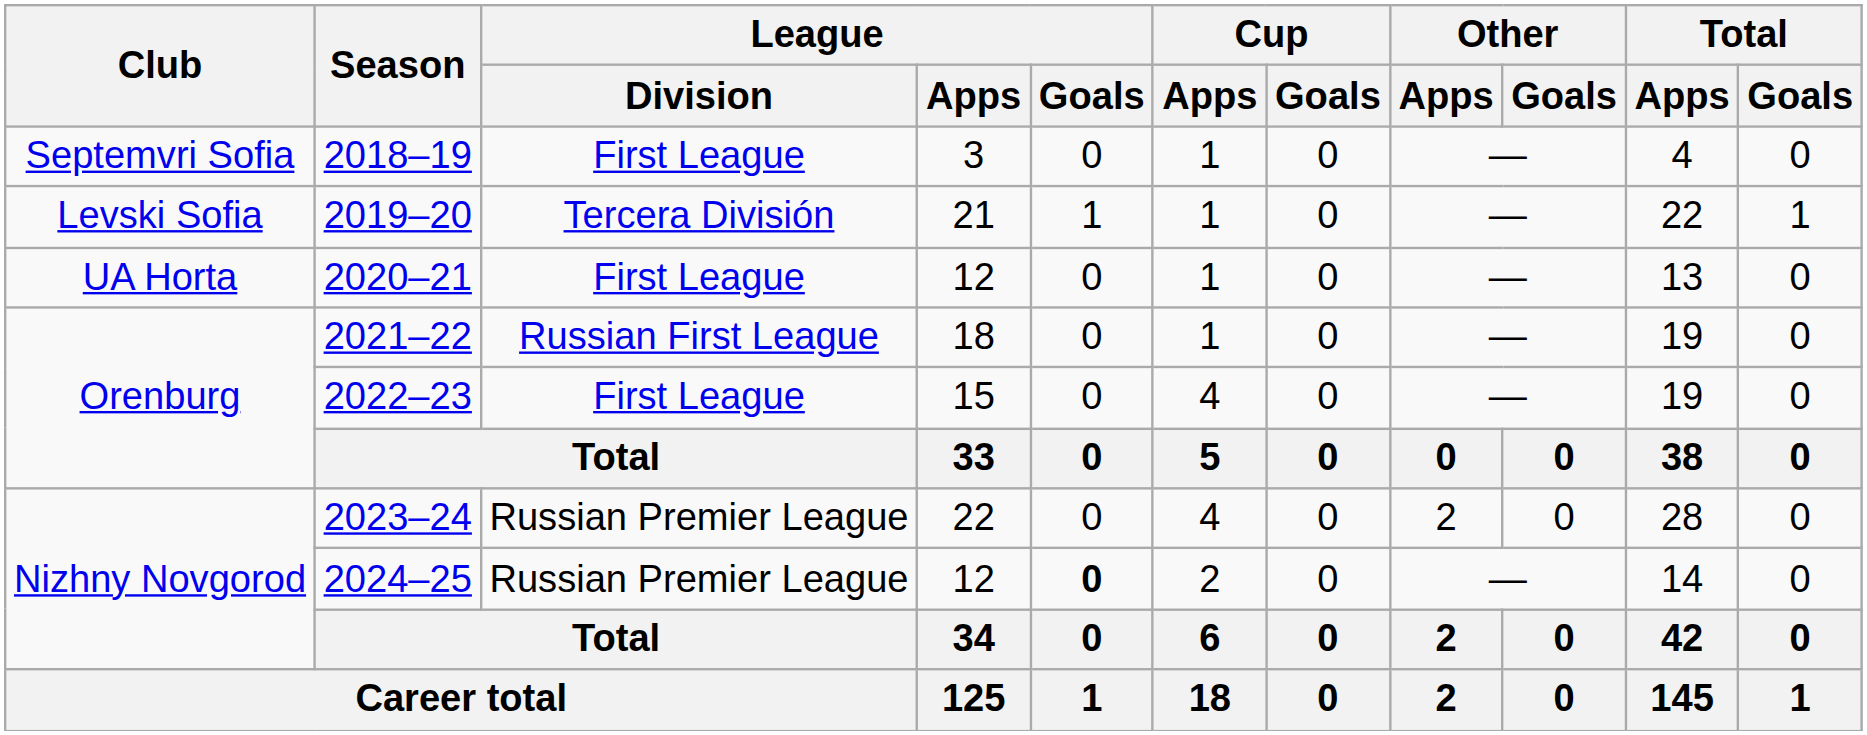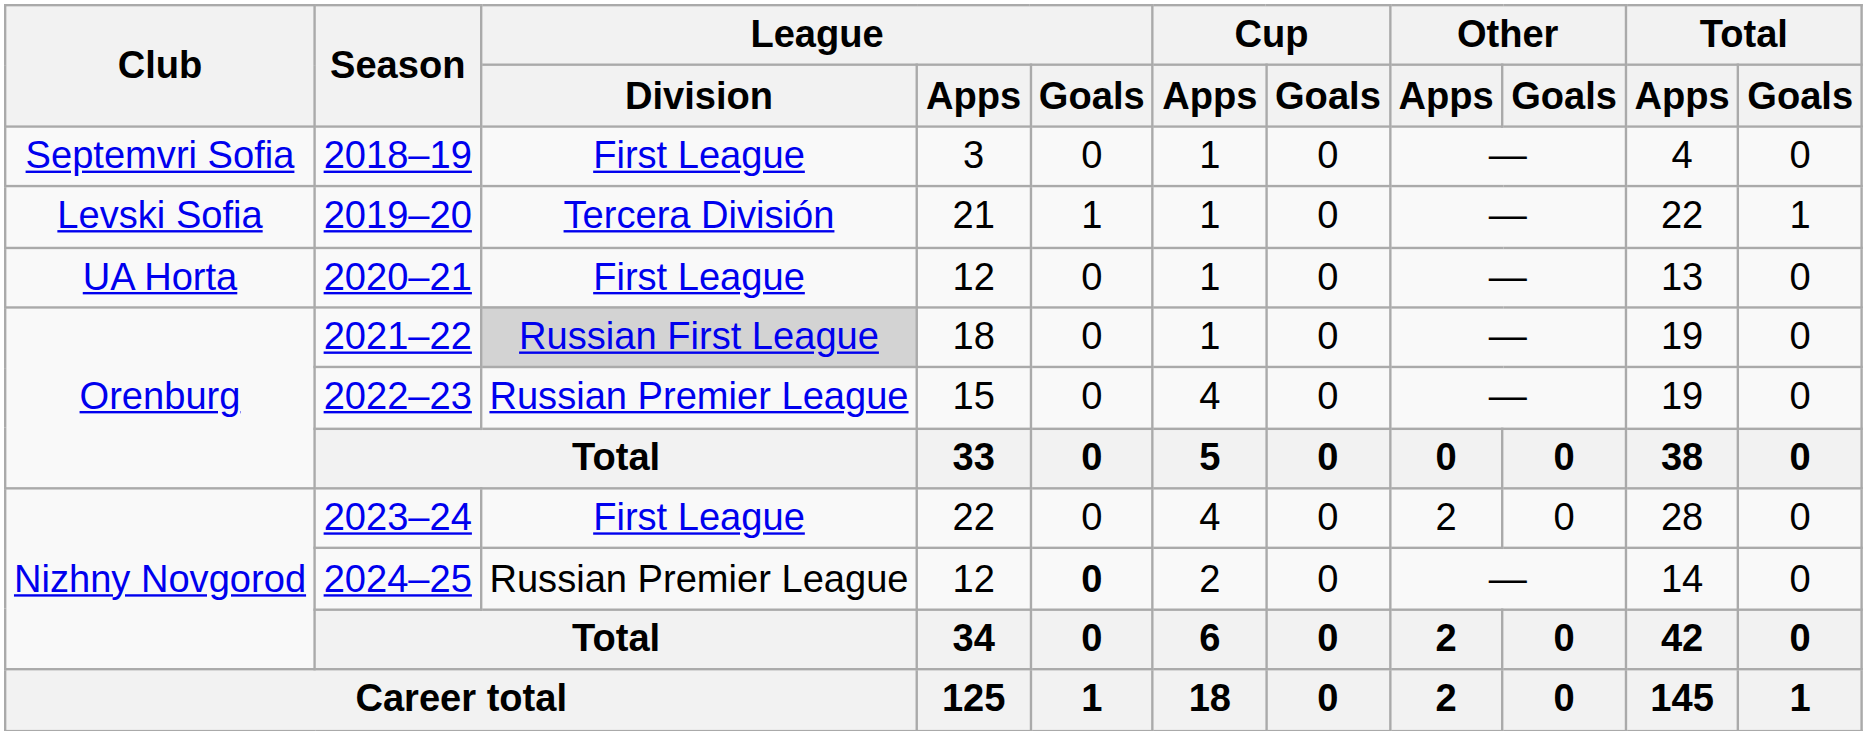(699, 336) no background -> (699, 336) lightgrey background
(699, 397) First League -> (699, 397) Russian Premier League
(699, 517) Russian Premier League -> (699, 517) First League
